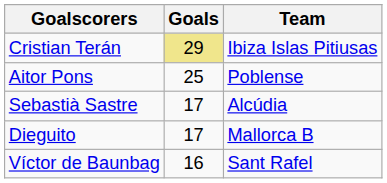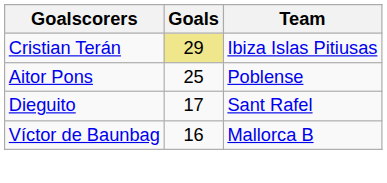- row: (73, 105)
(270, 134) Mallorca B -> (270, 105) Sant Rafel
(270, 163) Sant Rafel -> (270, 134) Mallorca B
